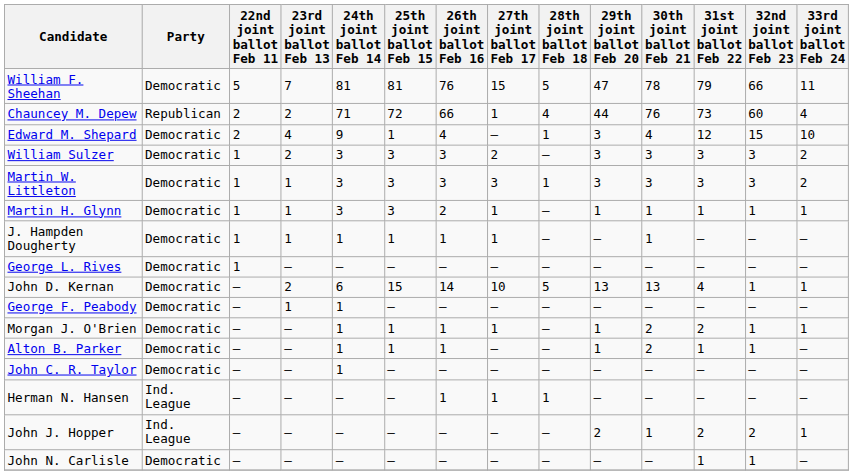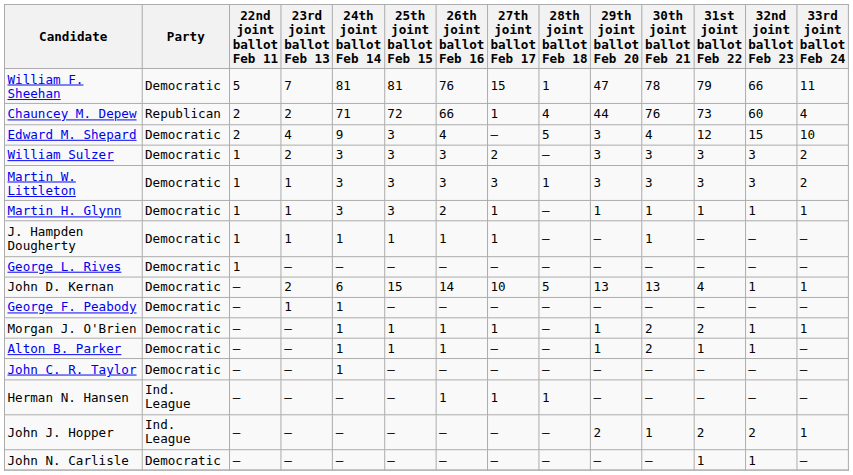(546, 86) 5 -> (546, 86) 1
(391, 135) 1 -> (391, 135) 3
(546, 135) 1 -> (546, 135) 5
